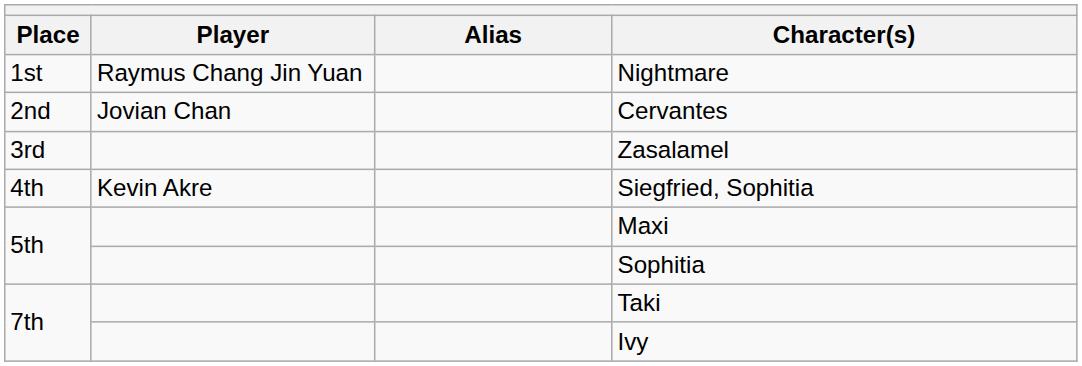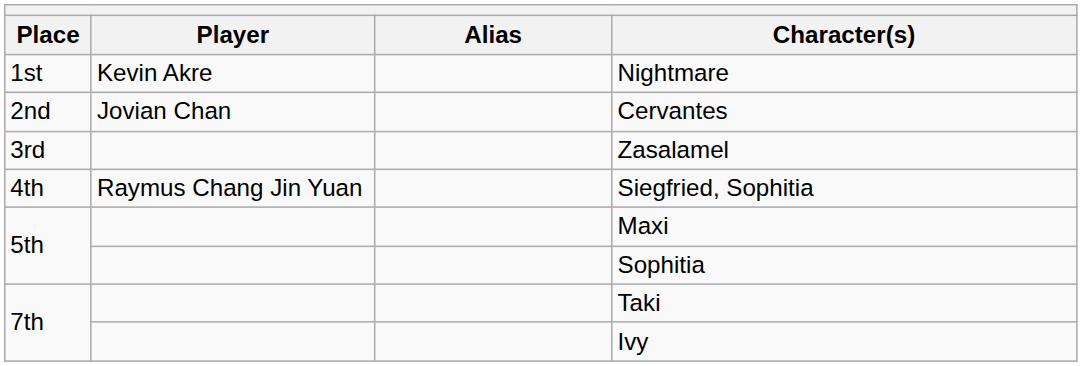(230, 73) Raymus Chang Jin Yuan -> (155, 73) Kevin Akre
(155, 188) Kevin Akre -> (230, 188) Raymus Chang Jin Yuan
